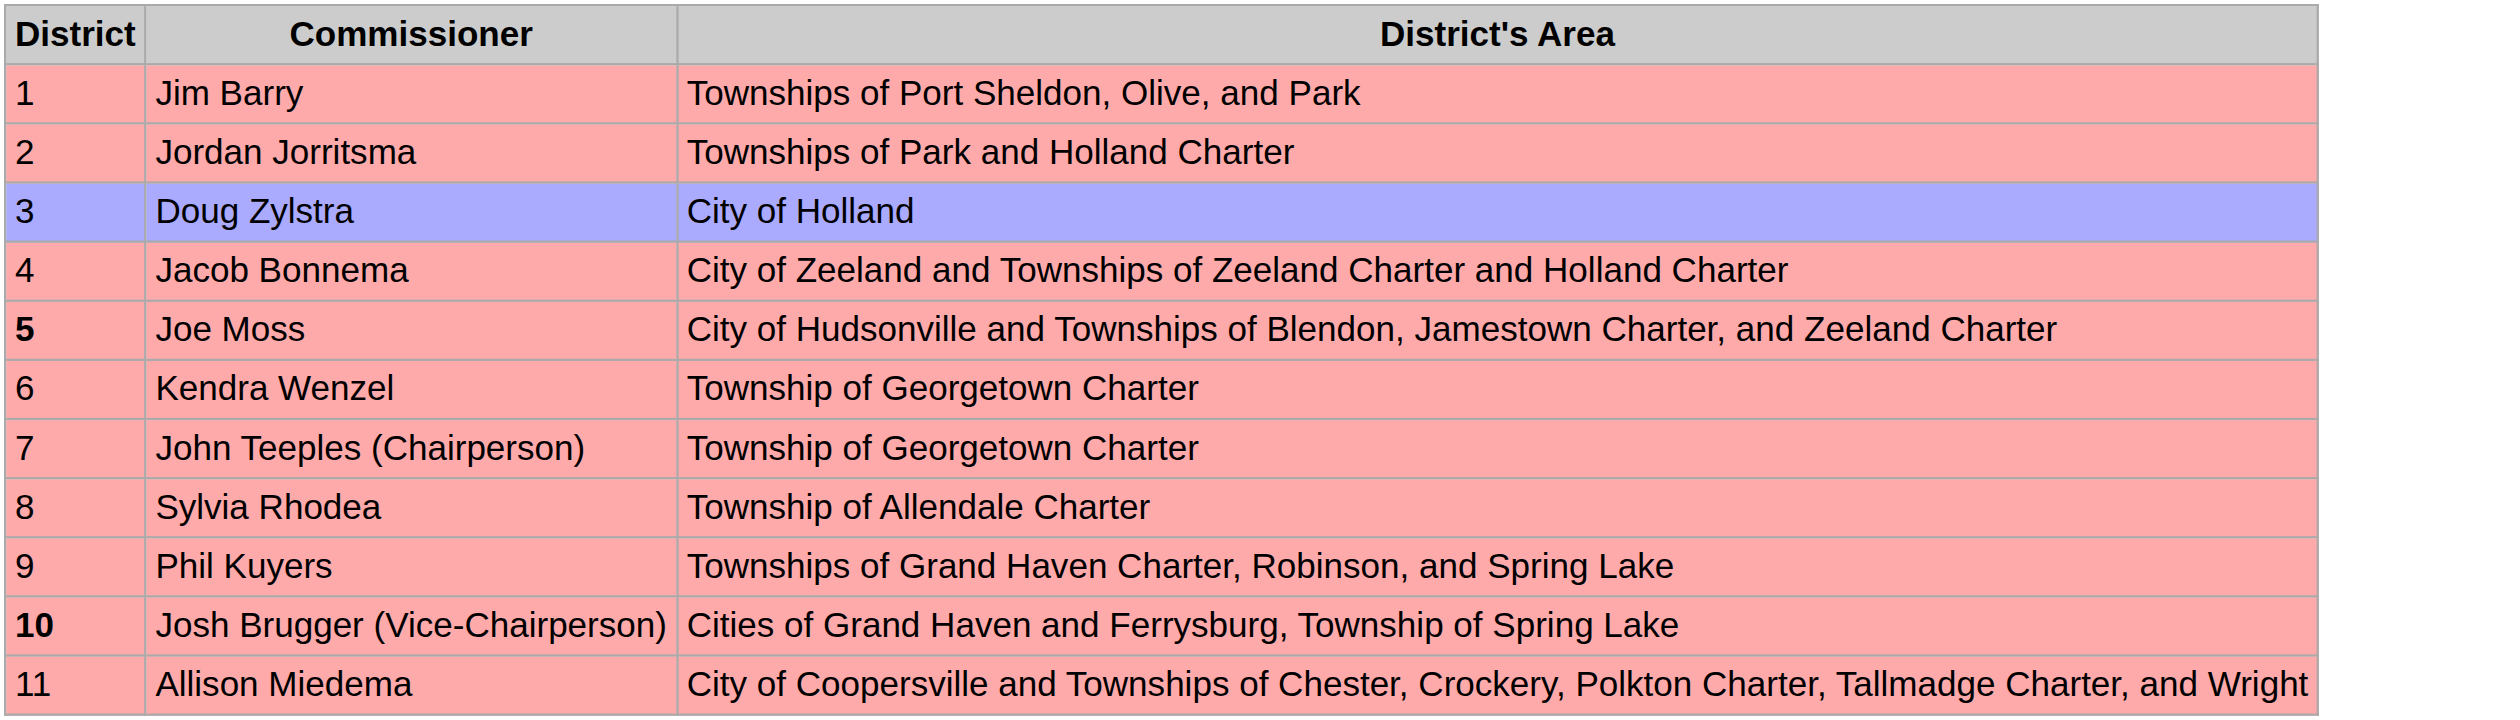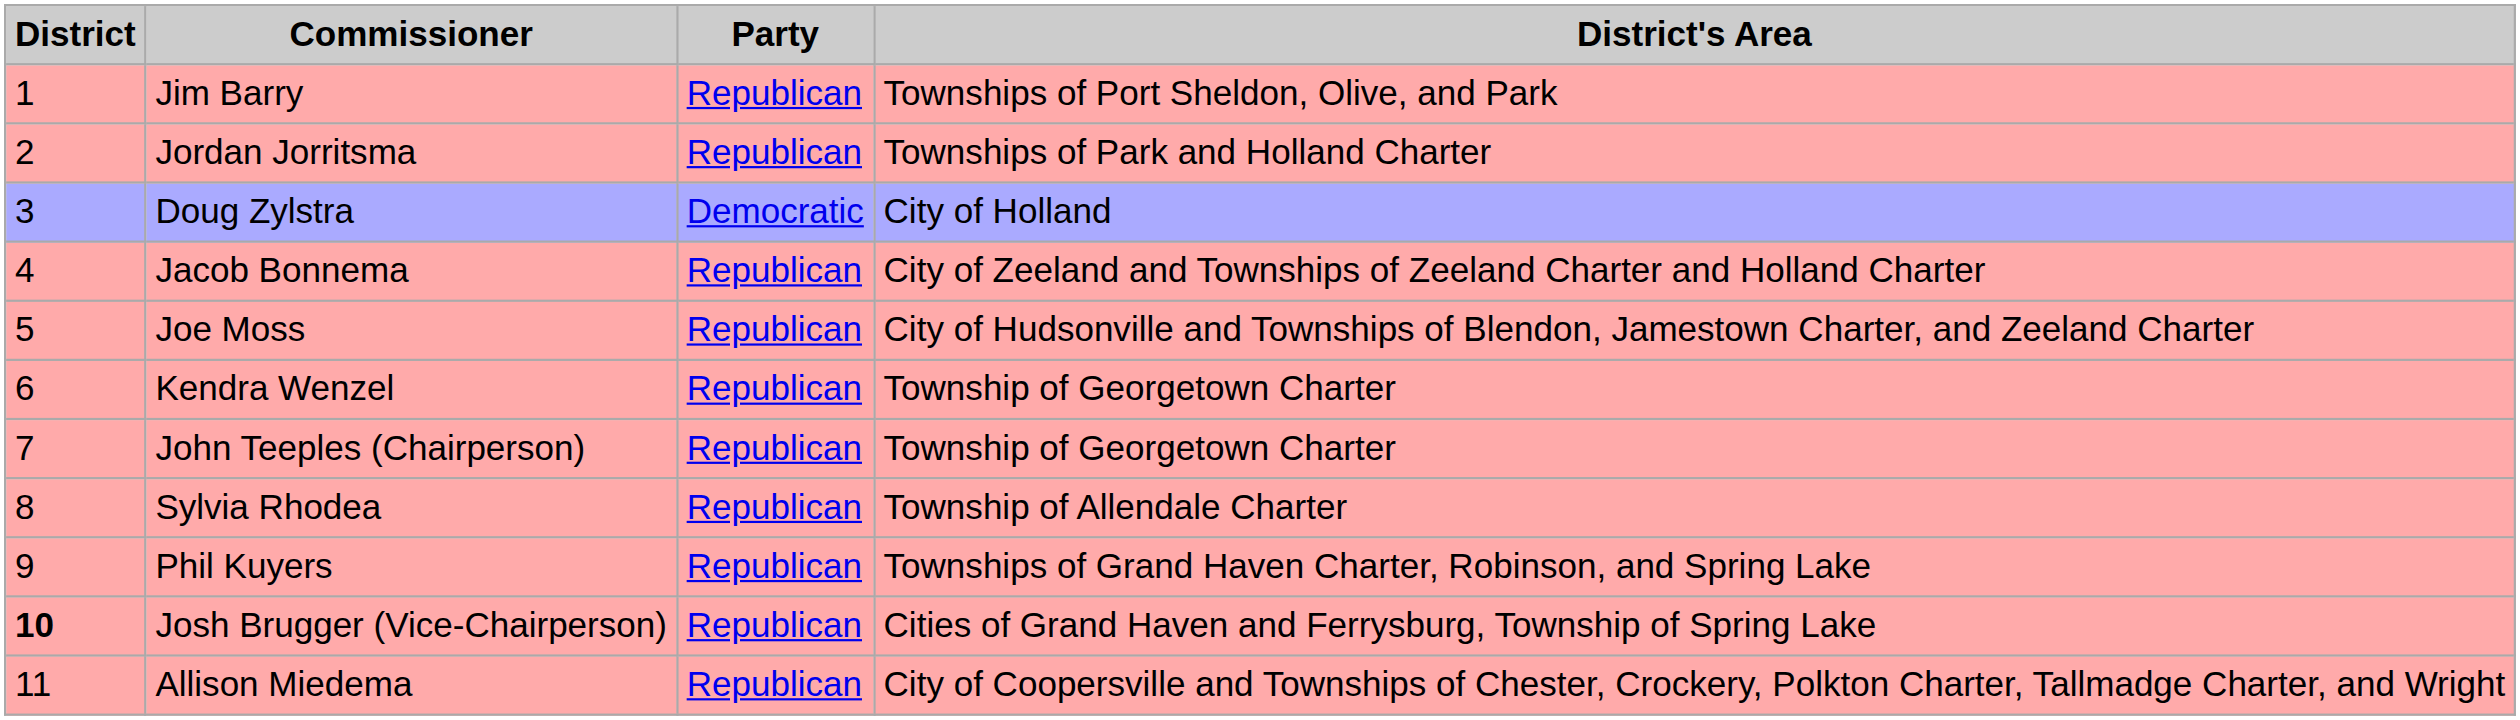+ column: (775, 34)
(25, 329) bold -> (25, 329) normal
